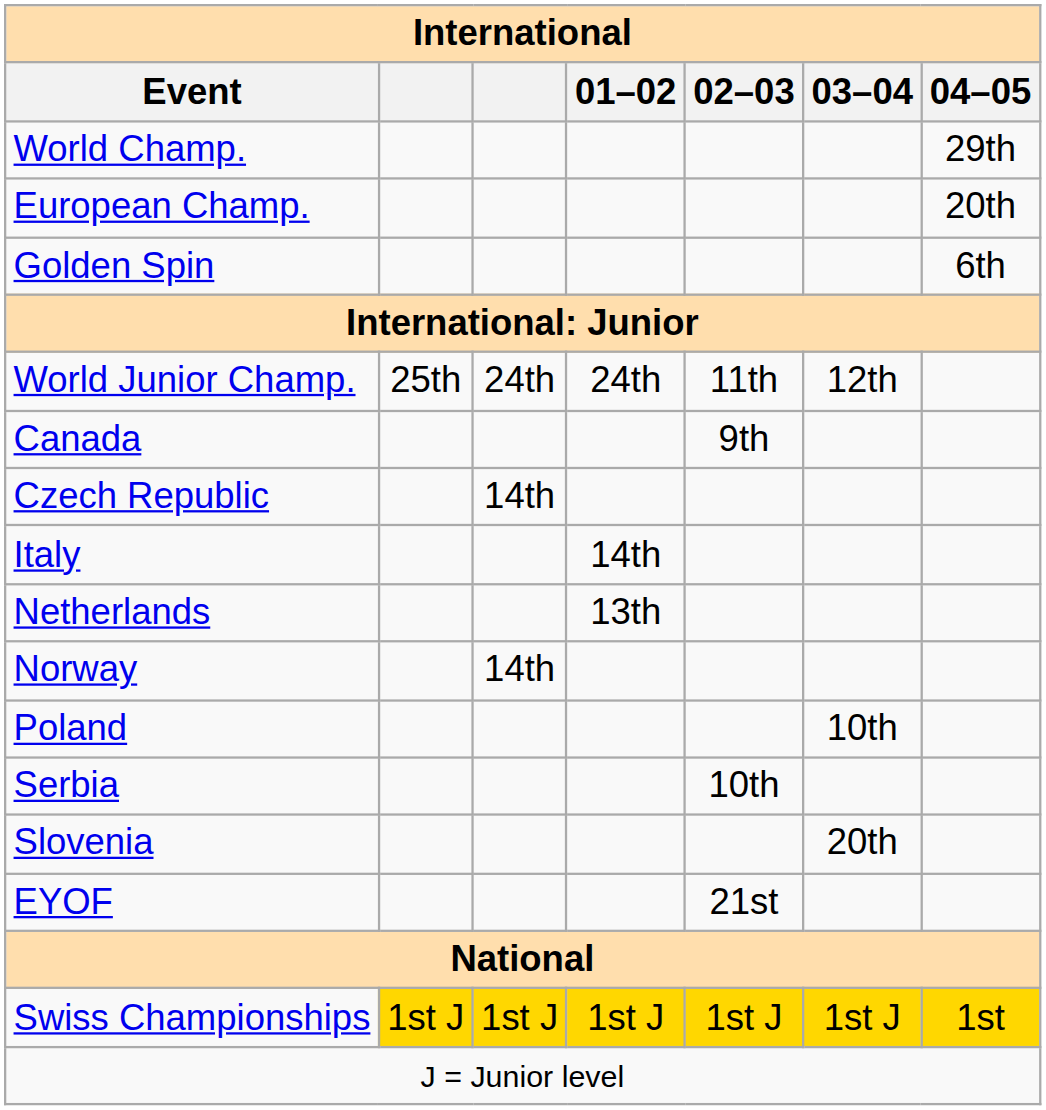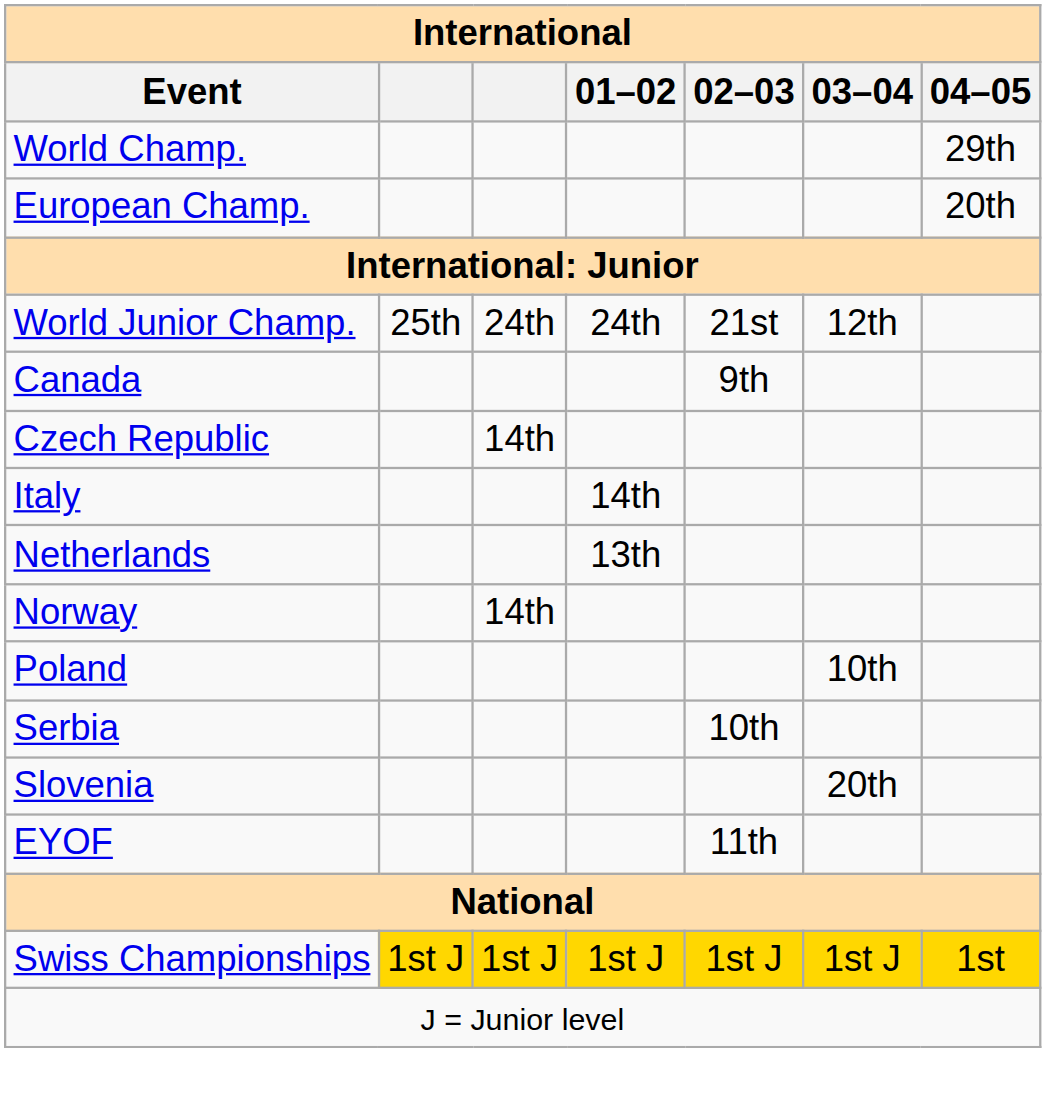- row: (114, 264)
(744, 380) 11th -> (744, 322) 21st
(744, 901) 21st -> (744, 843) 11th
